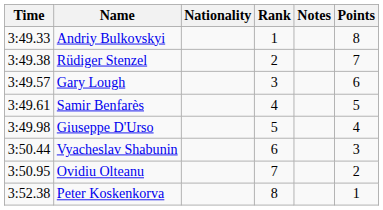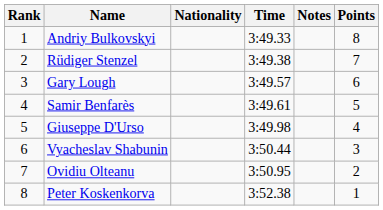columns swapped: (274, 15) <-> (29, 15)
